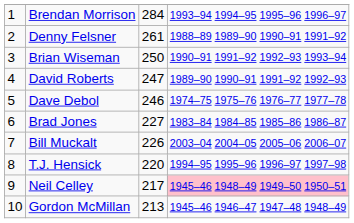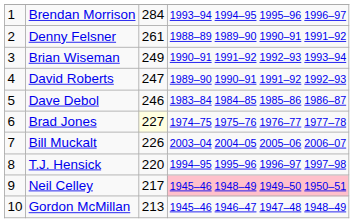(153, 57) 250 -> (153, 57) 249
(258, 100) 1974–75 1975–76 1976–77 1977–78 -> (258, 100) 1983–84 1984–85 1985–86 1986–87
(153, 121) no background -> (153, 121) lightyellow background
(258, 122) 1983–84 1984–85 1985–86 1986–87 -> (258, 122) 1974–75 1975–76 1976–77 1977–78
